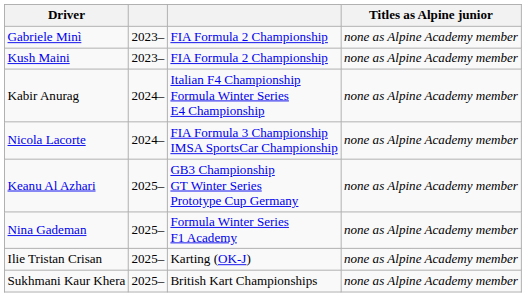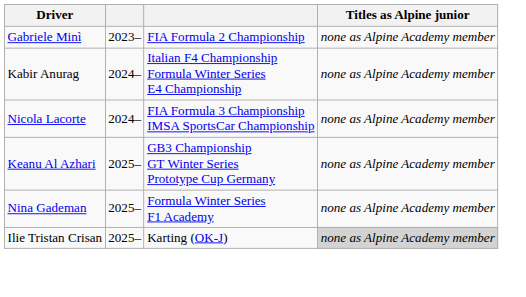- row: (39, 58)
(431, 259) no background -> (408, 238) lightgrey background
- row: (66, 281)
